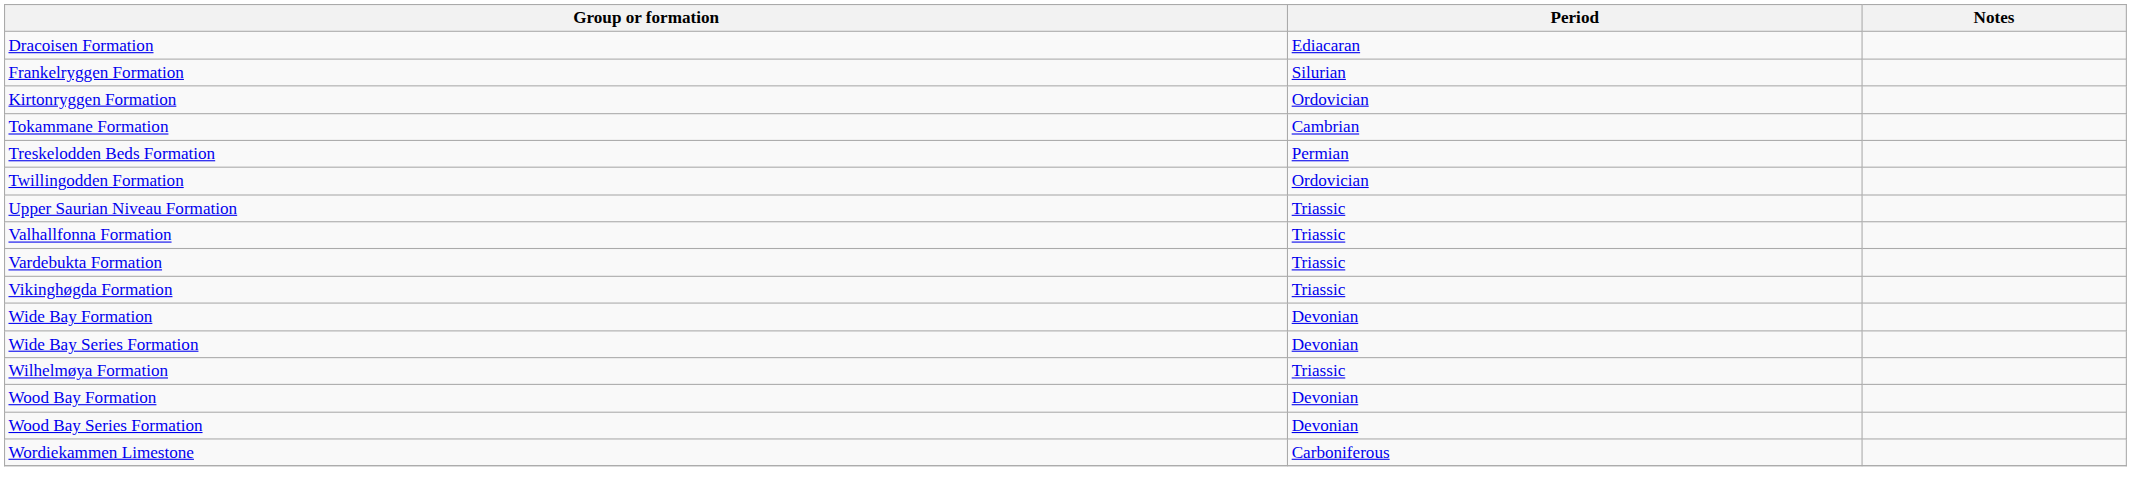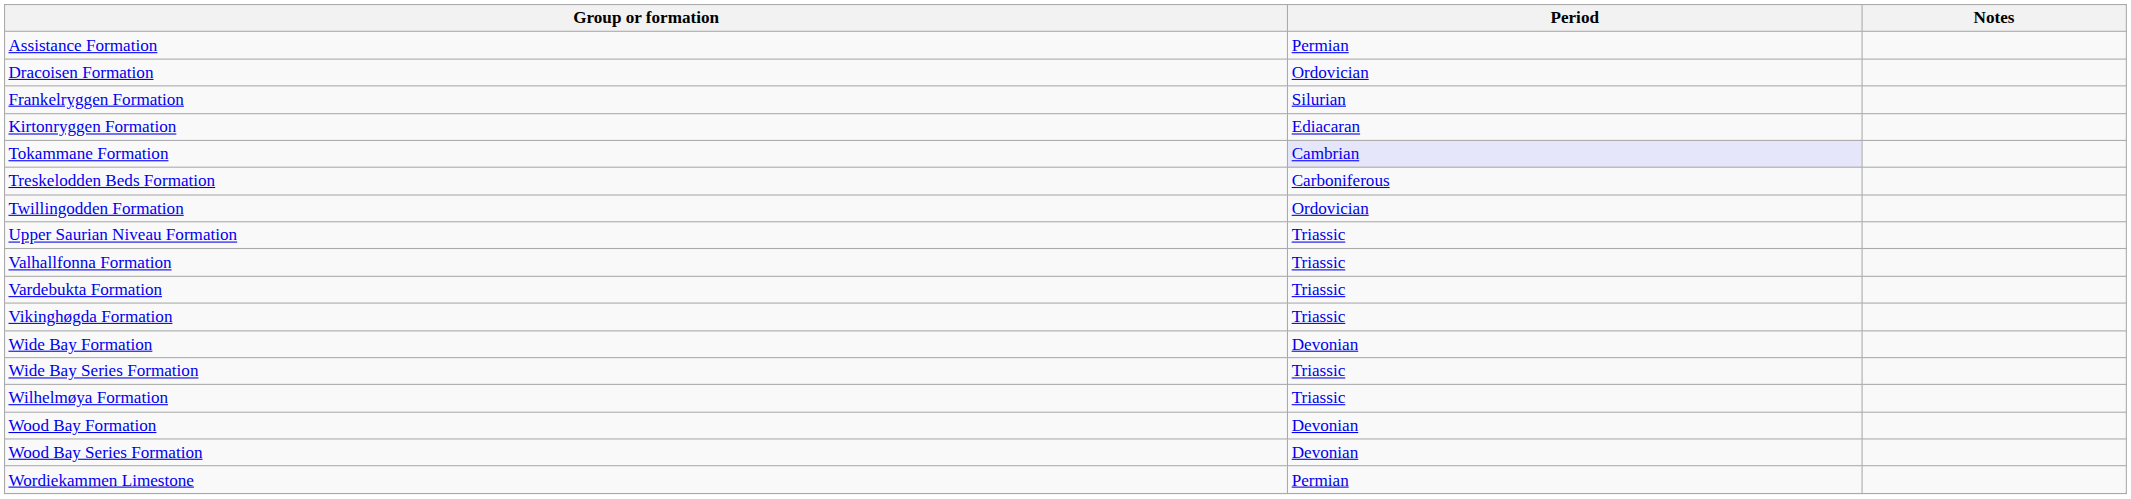+ row: (83, 45)
(1326, 45) Ediacaran -> (1330, 72) Ordovician
(1330, 99) Ordovician -> (1326, 126) Ediacaran
(1325, 126) no background -> (1325, 153) lavender background
(1320, 153) Permian -> (1341, 180) Carboniferous
(1325, 343) Devonian -> (1318, 371) Triassic
(1341, 452) Carboniferous -> (1320, 479) Permian
